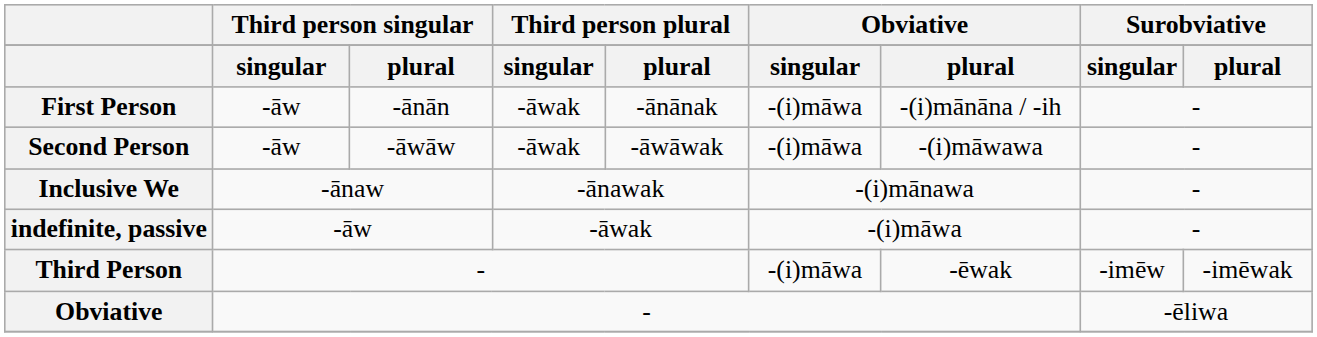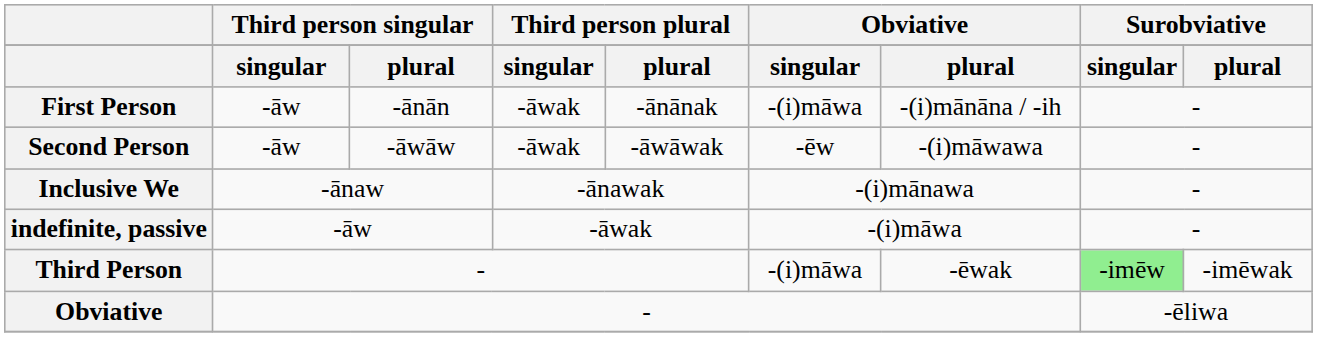(815, 147) -(i)māwa -> (815, 147) -ēw
(1132, 270) no background -> (1132, 270) lightgreen background
